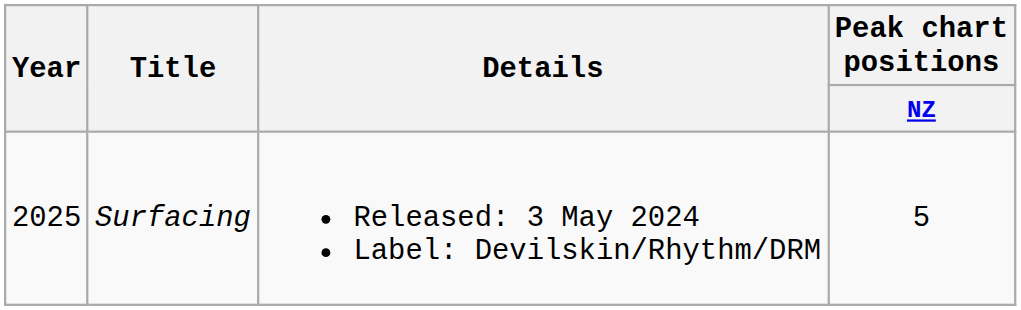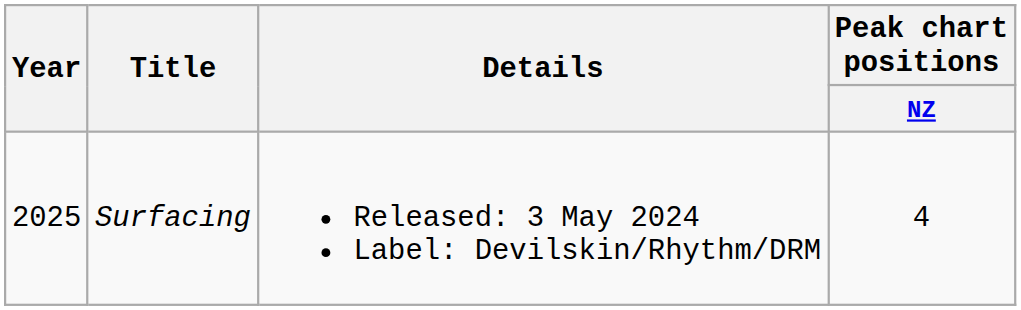(921, 218) 5 -> (921, 218) 4
